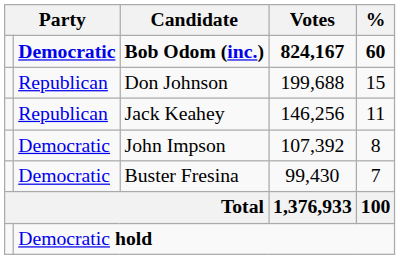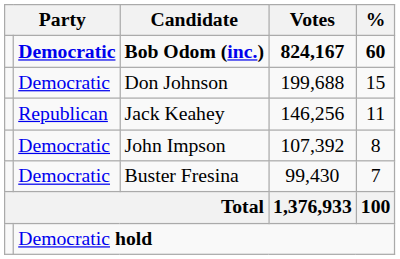(63, 82) Republican -> (64, 82) Democratic
